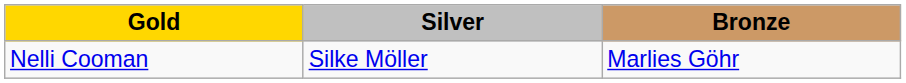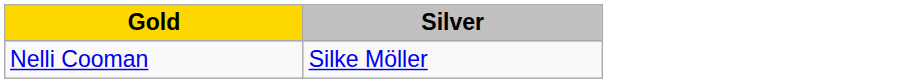- column: (751, 22)
